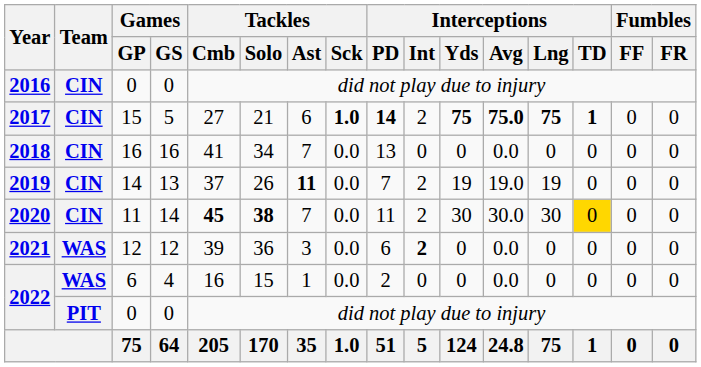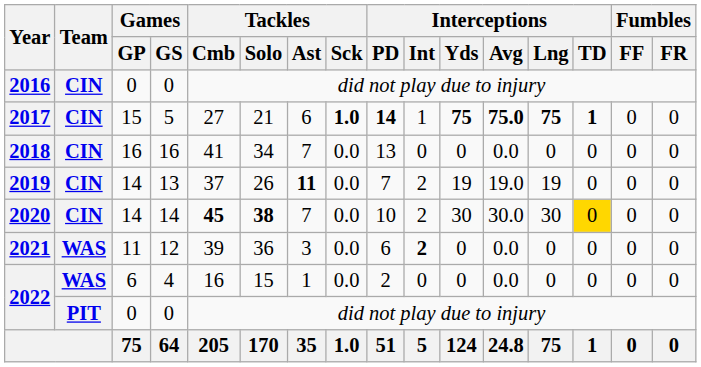(422, 118) 2 -> (422, 118) 1
(132, 215) 11 -> (132, 215) 14
(386, 215) 11 -> (386, 215) 10
(132, 248) 12 -> (132, 248) 11
